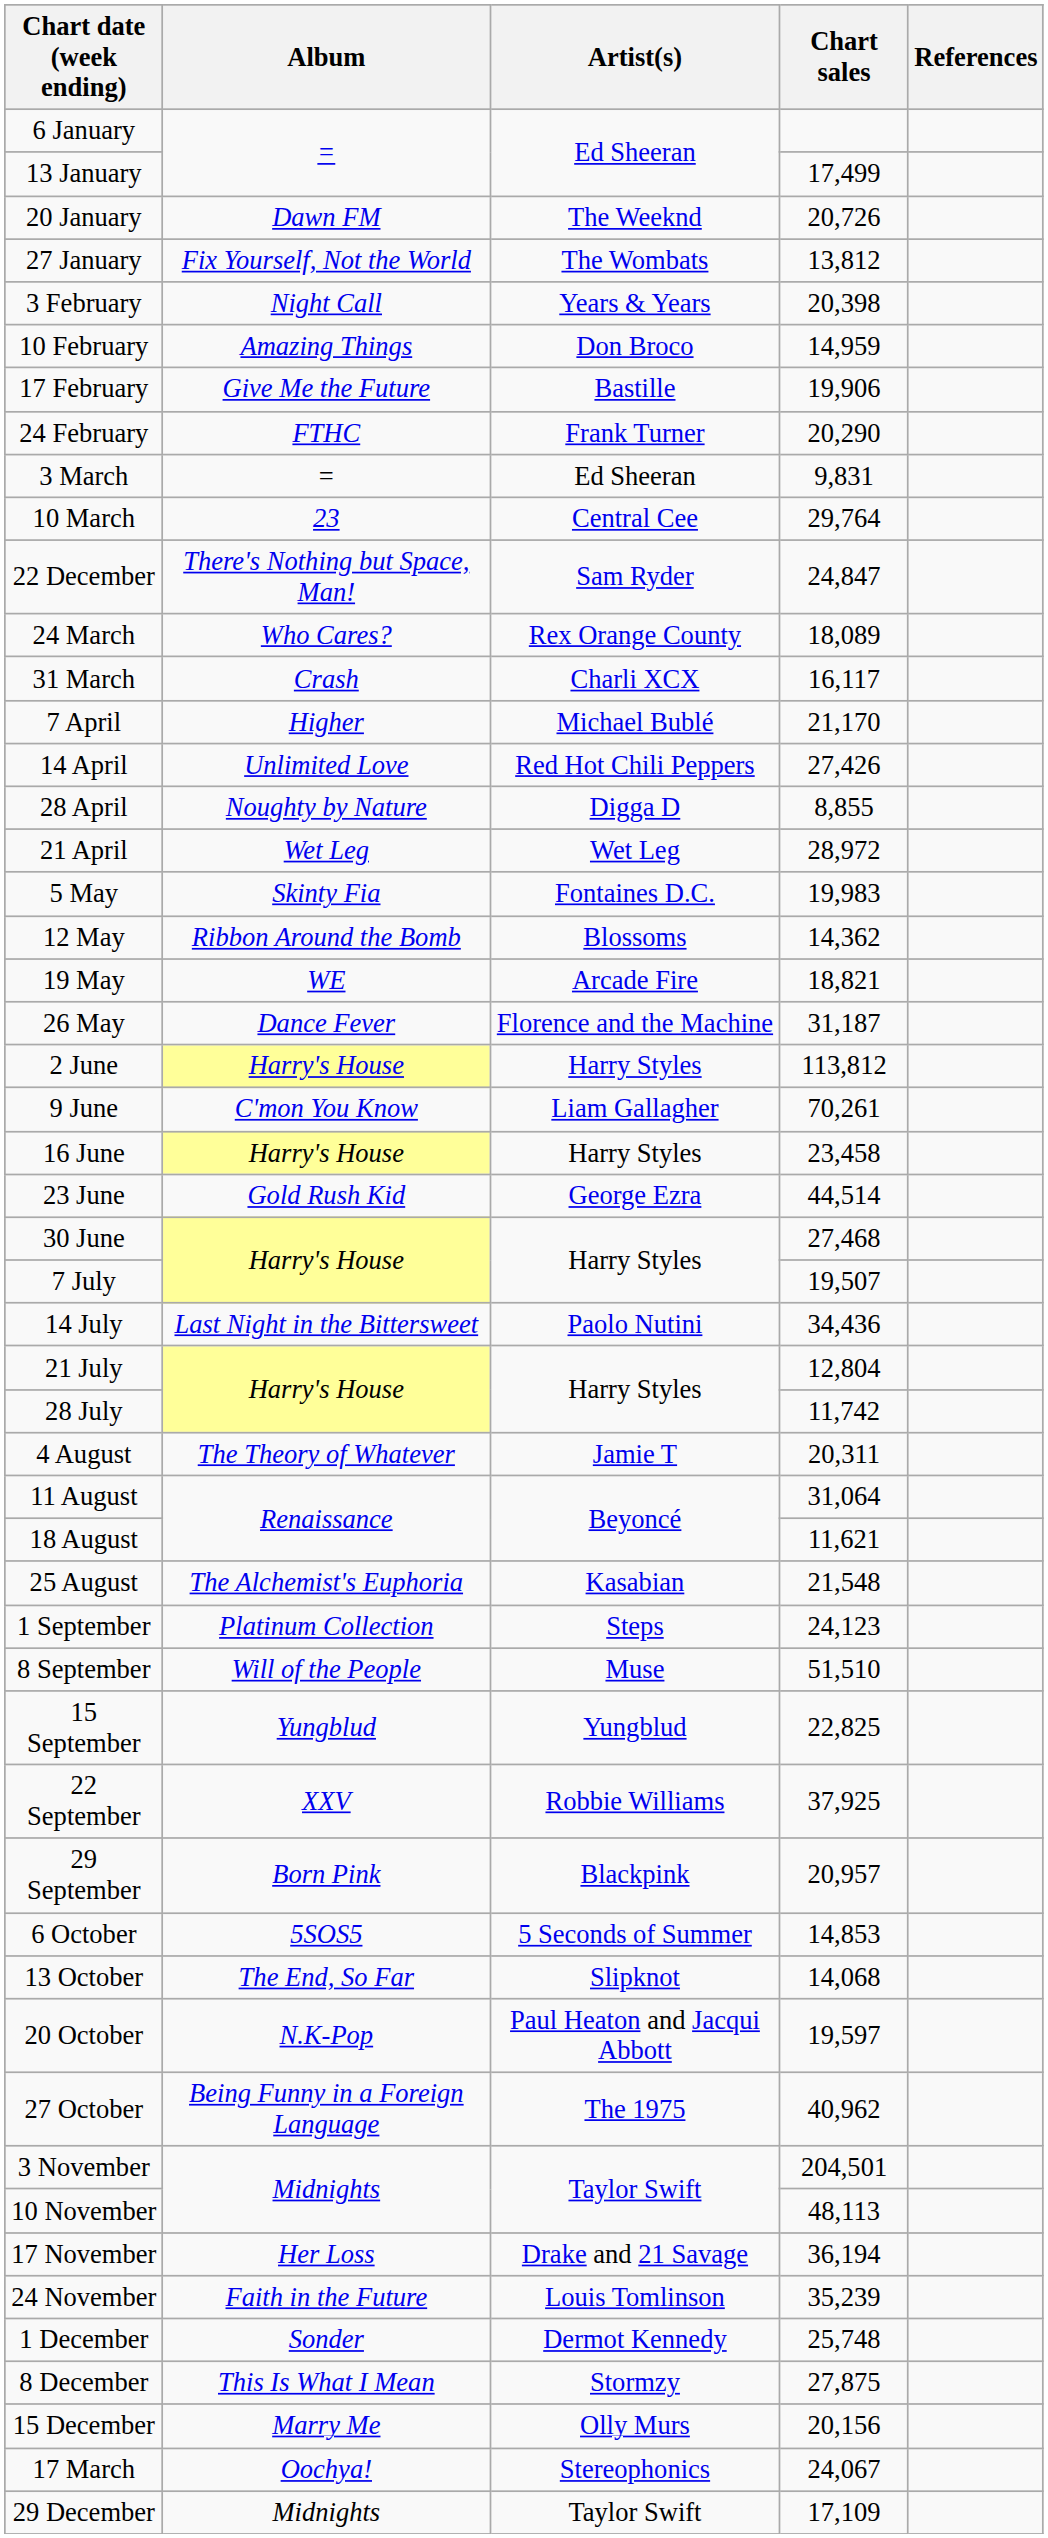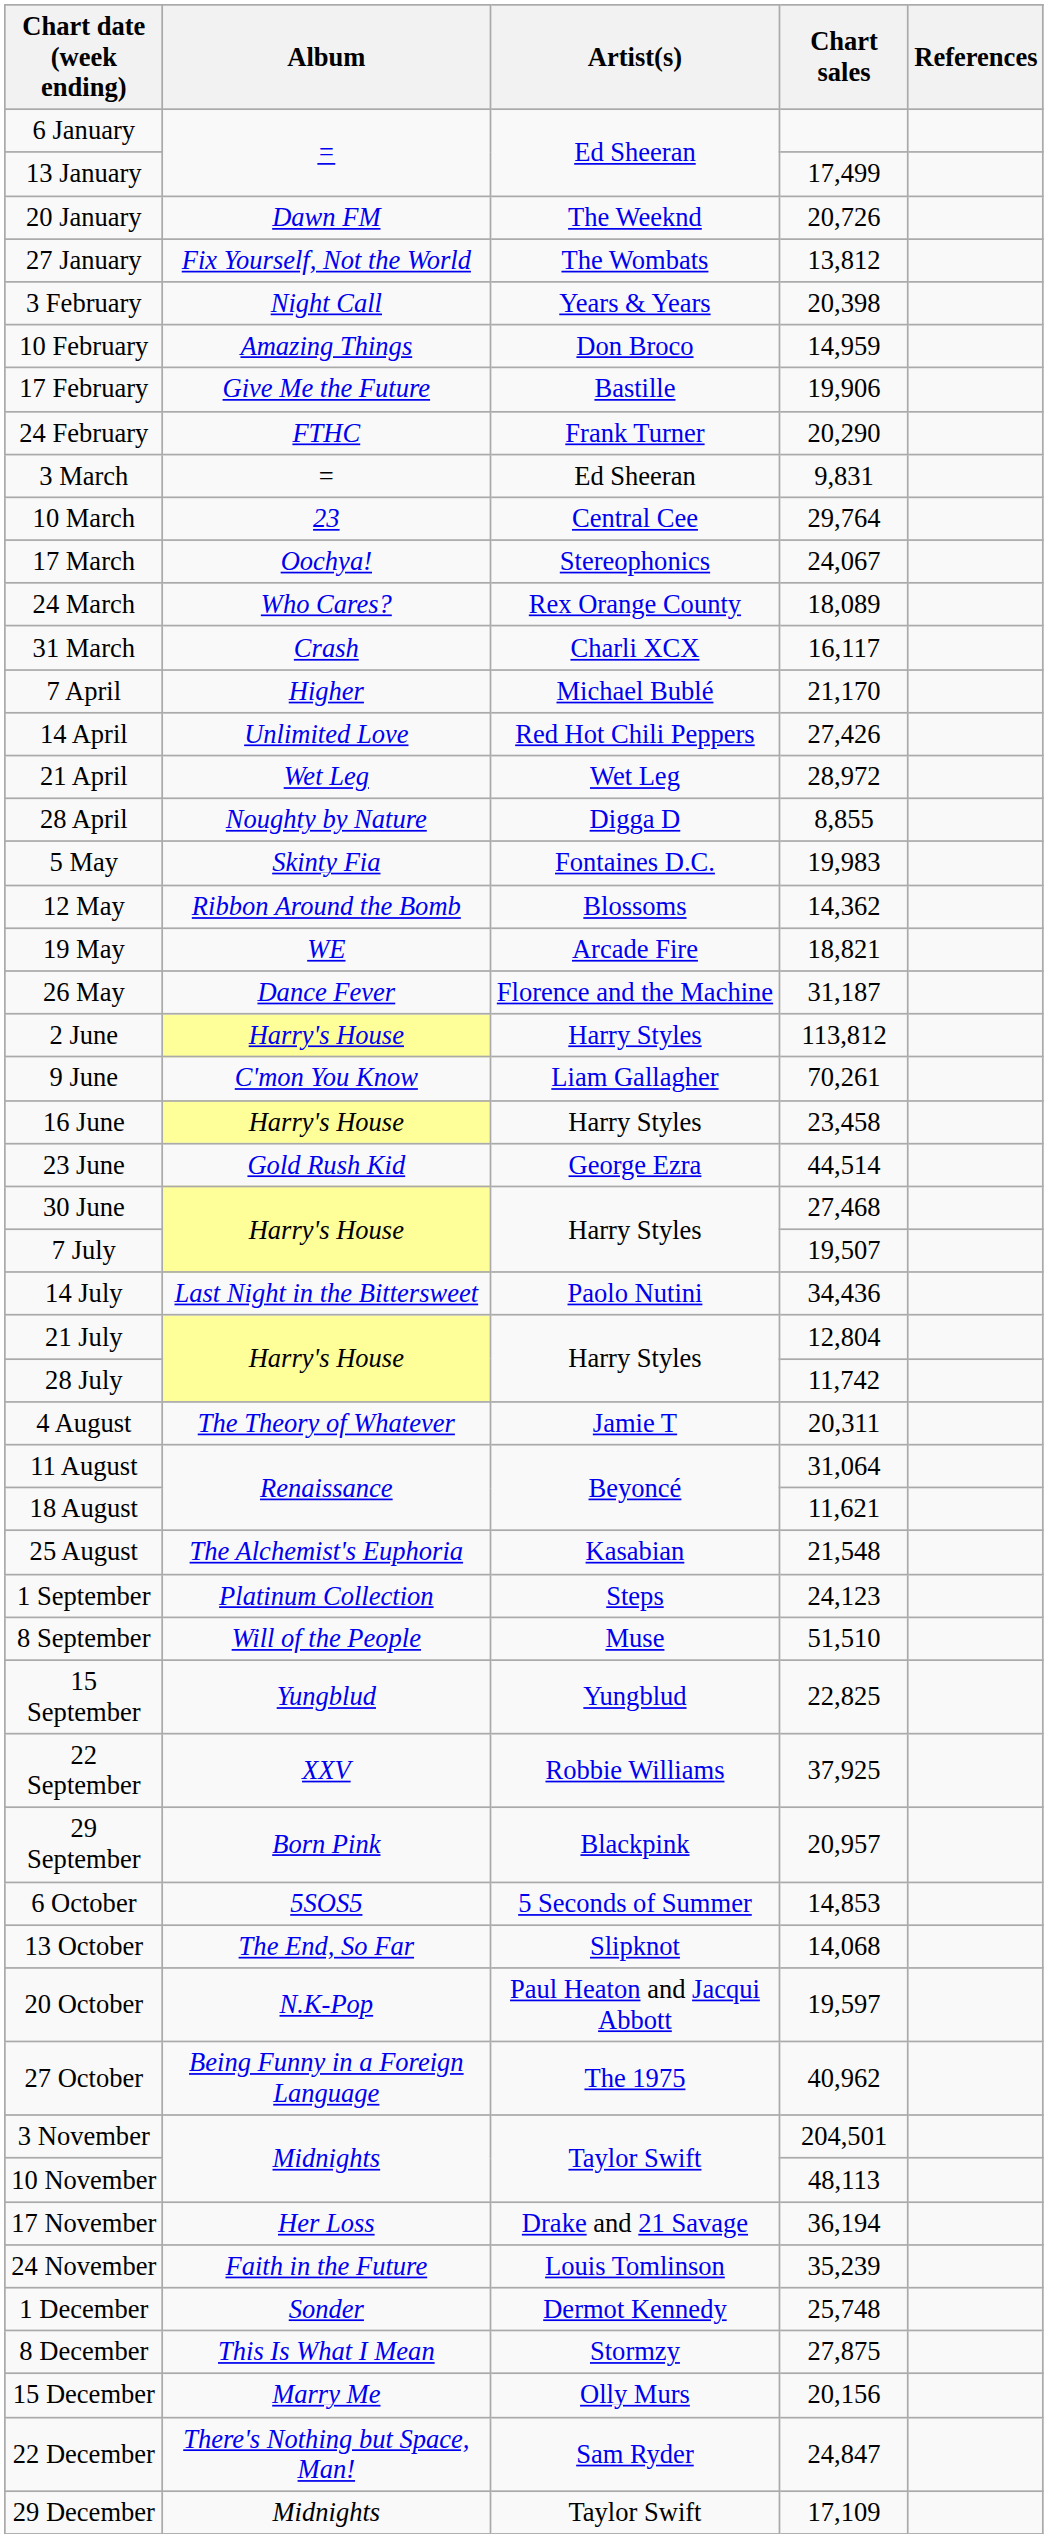rows swapped: (84, 2468) <-> (84, 576)
rows swapped: (84, 850) <-> (84, 807)
